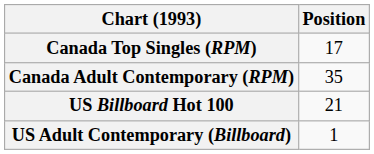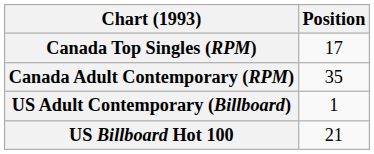rows swapped: (151, 105) <-> (151, 134)
